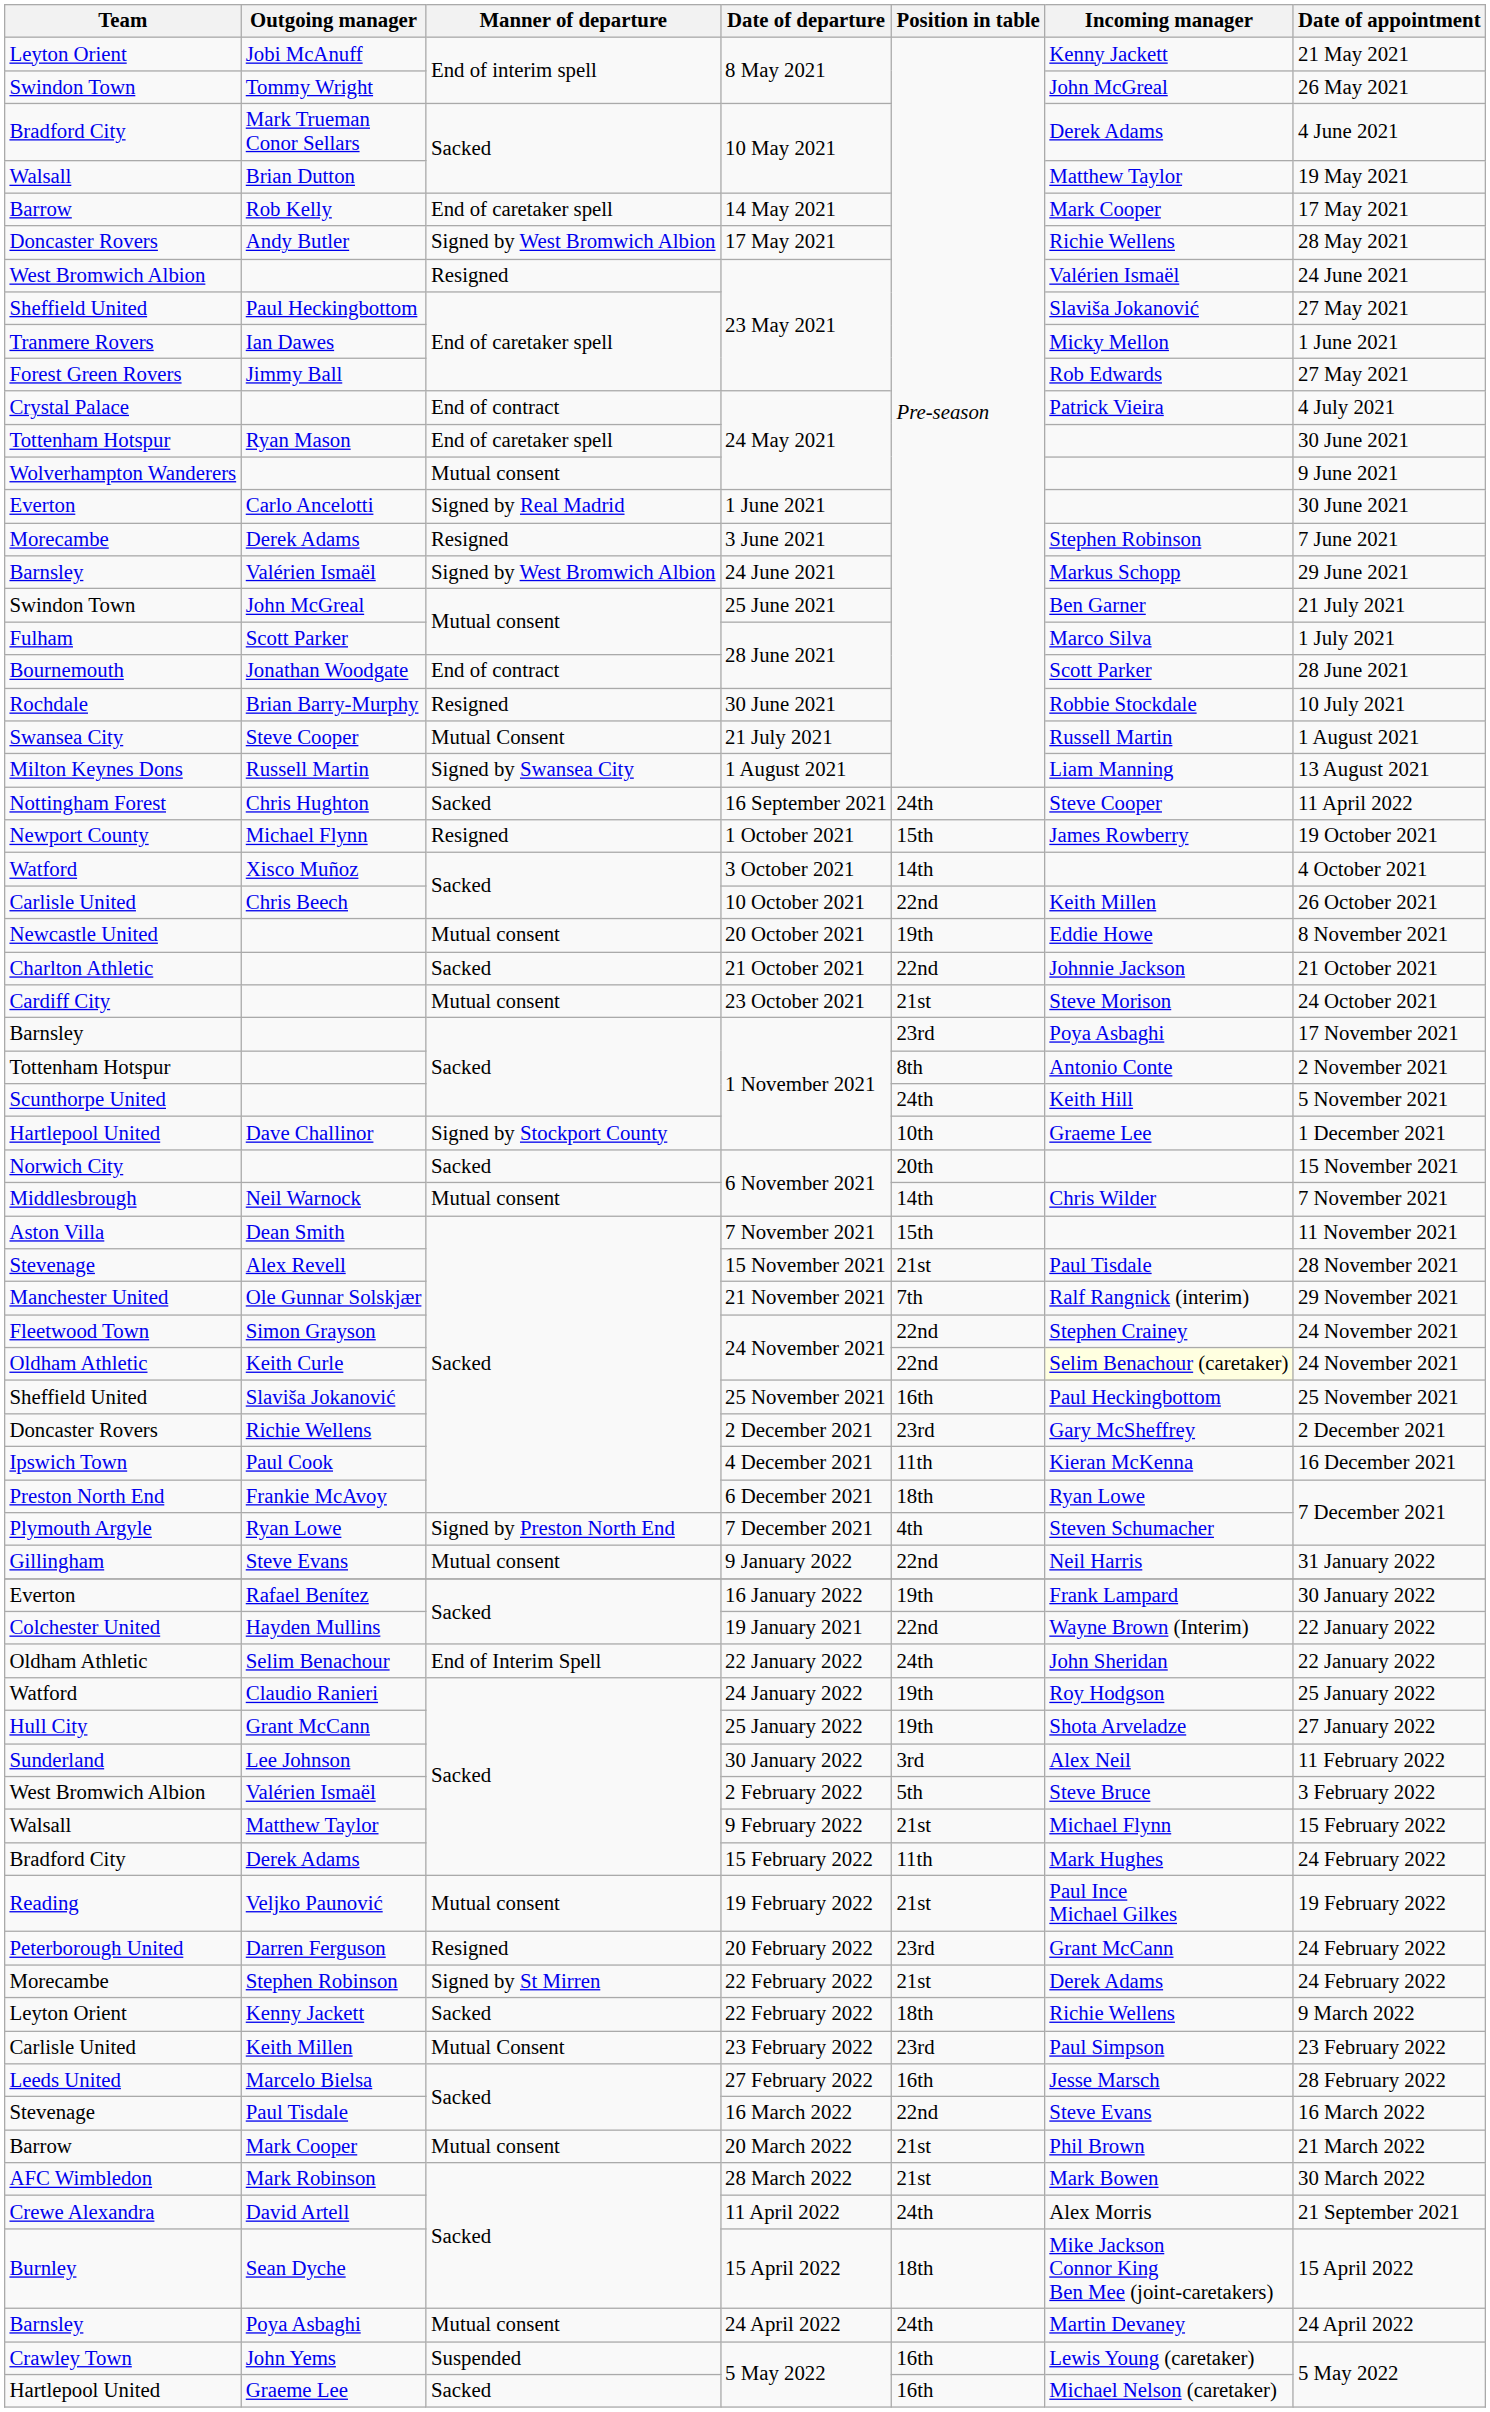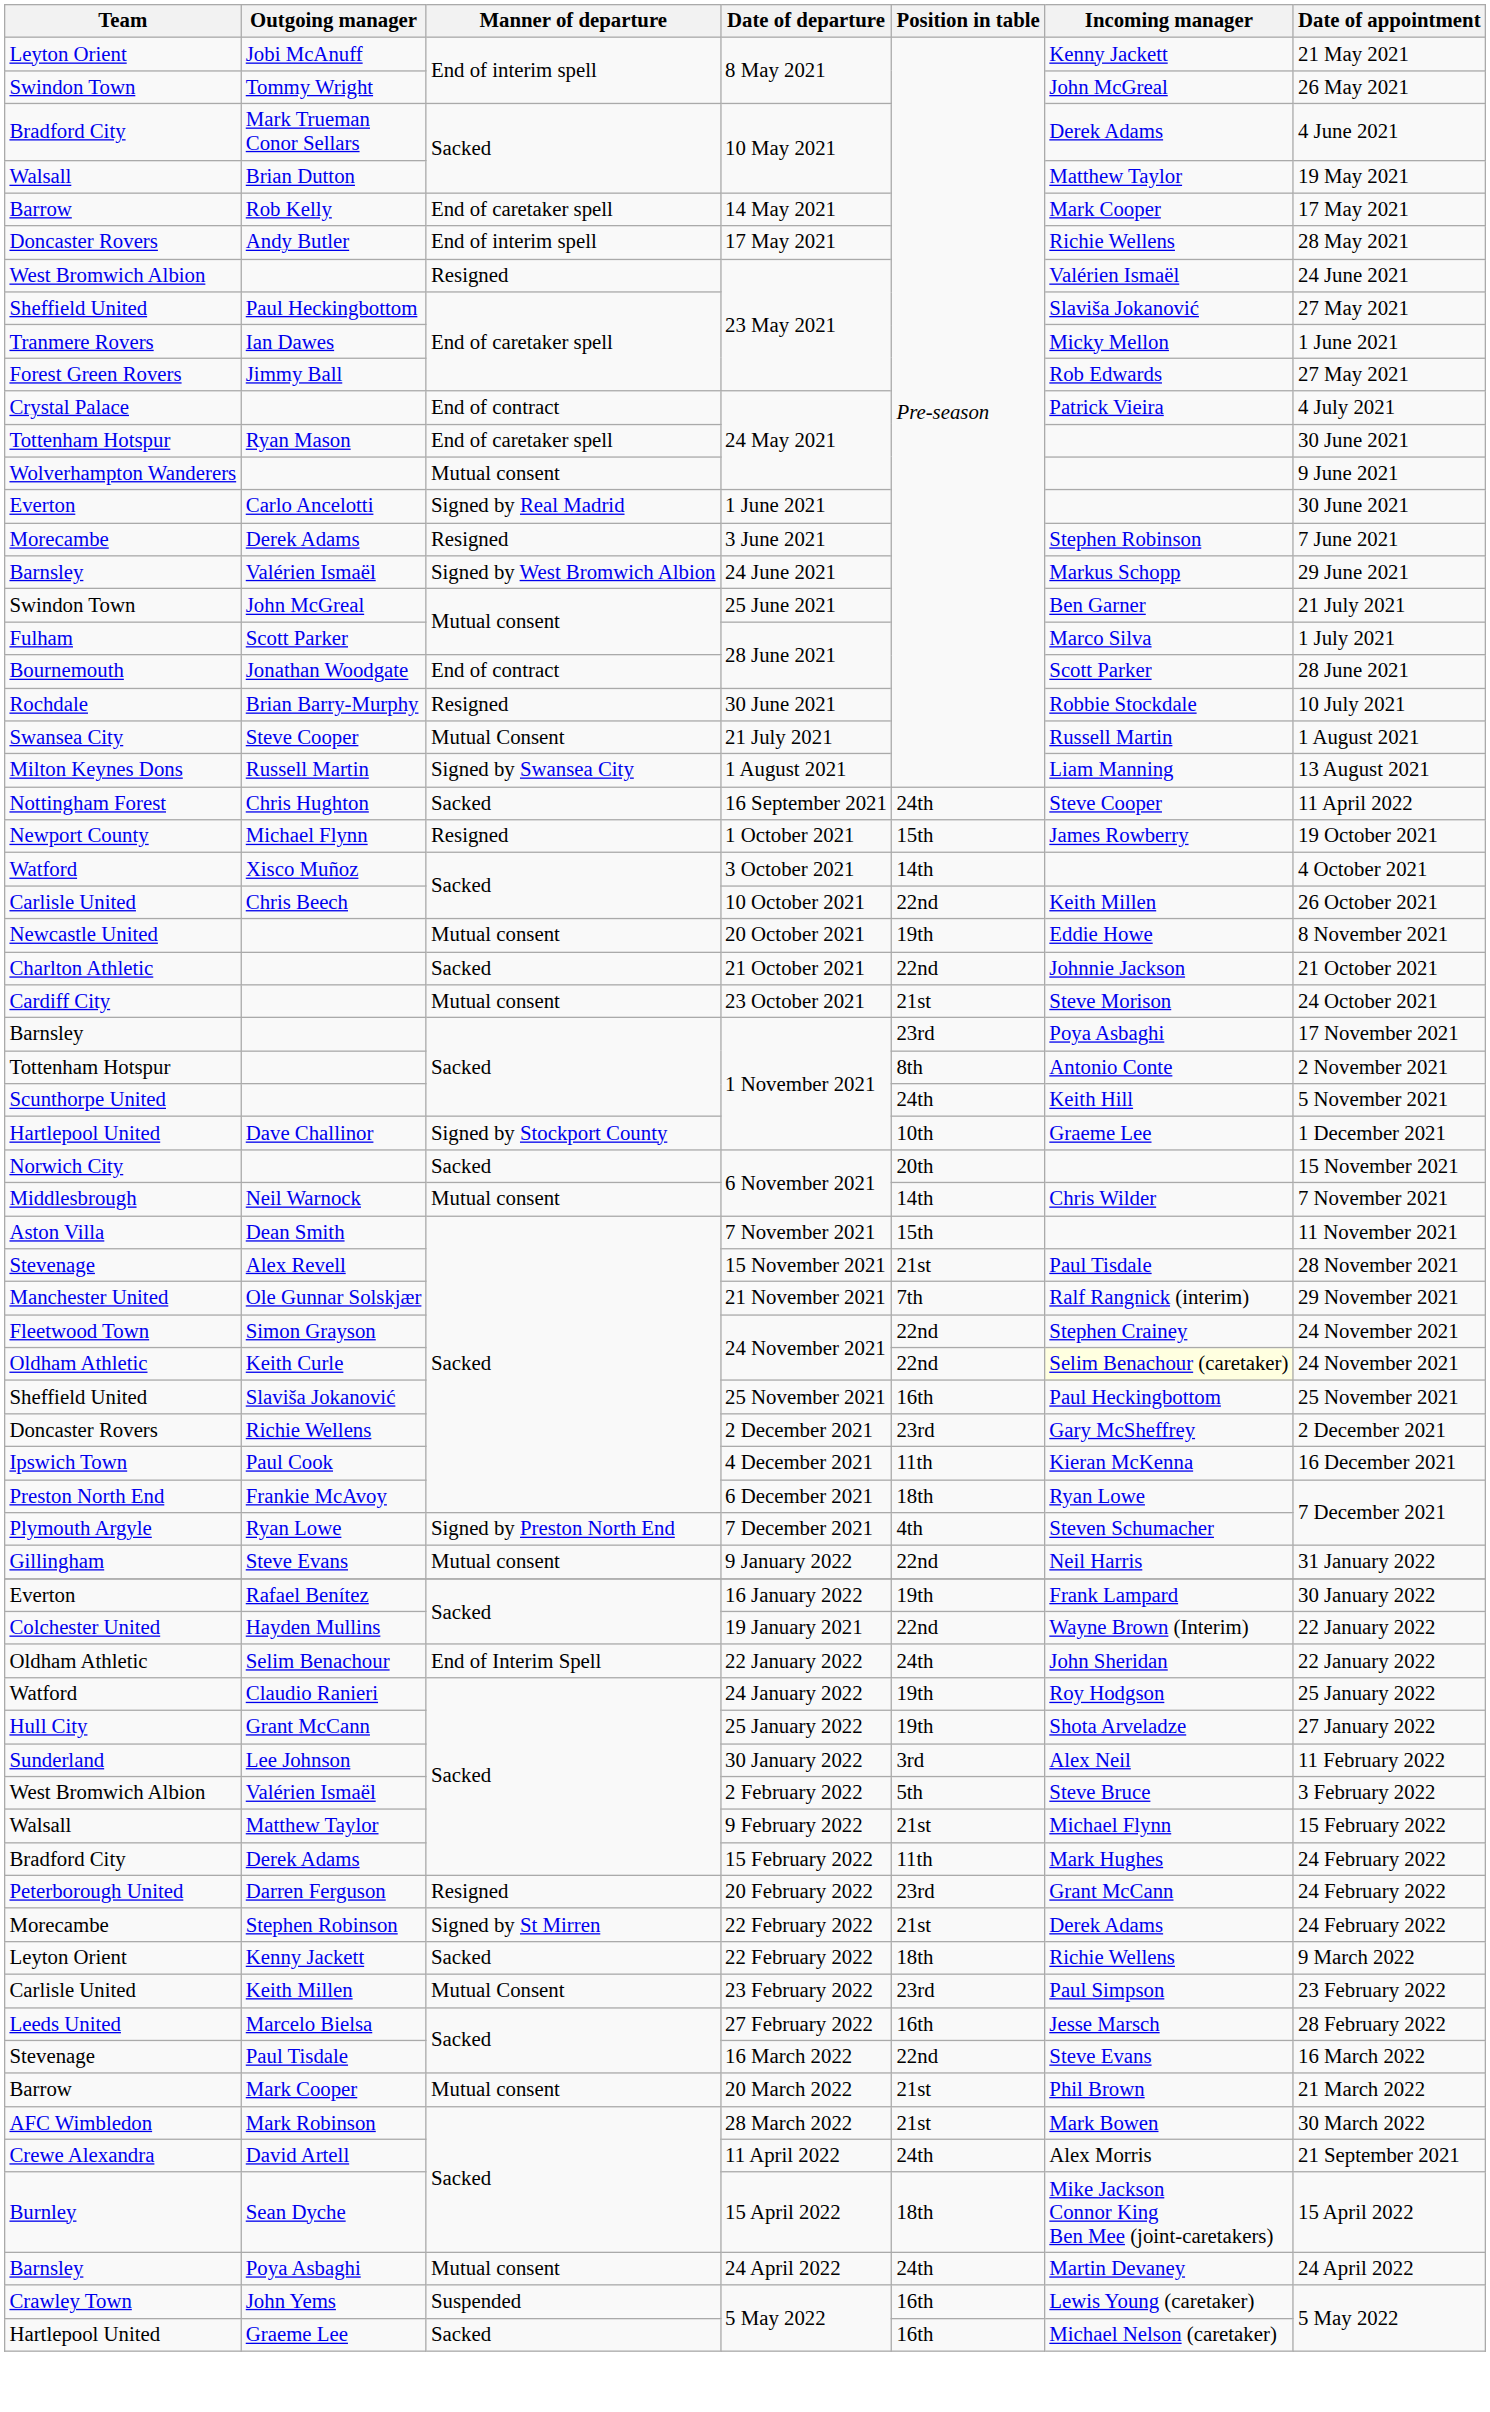(573, 242) Signed by West Bromwich Albion -> (514, 242) End of interim spell
- row: (44, 1903)
